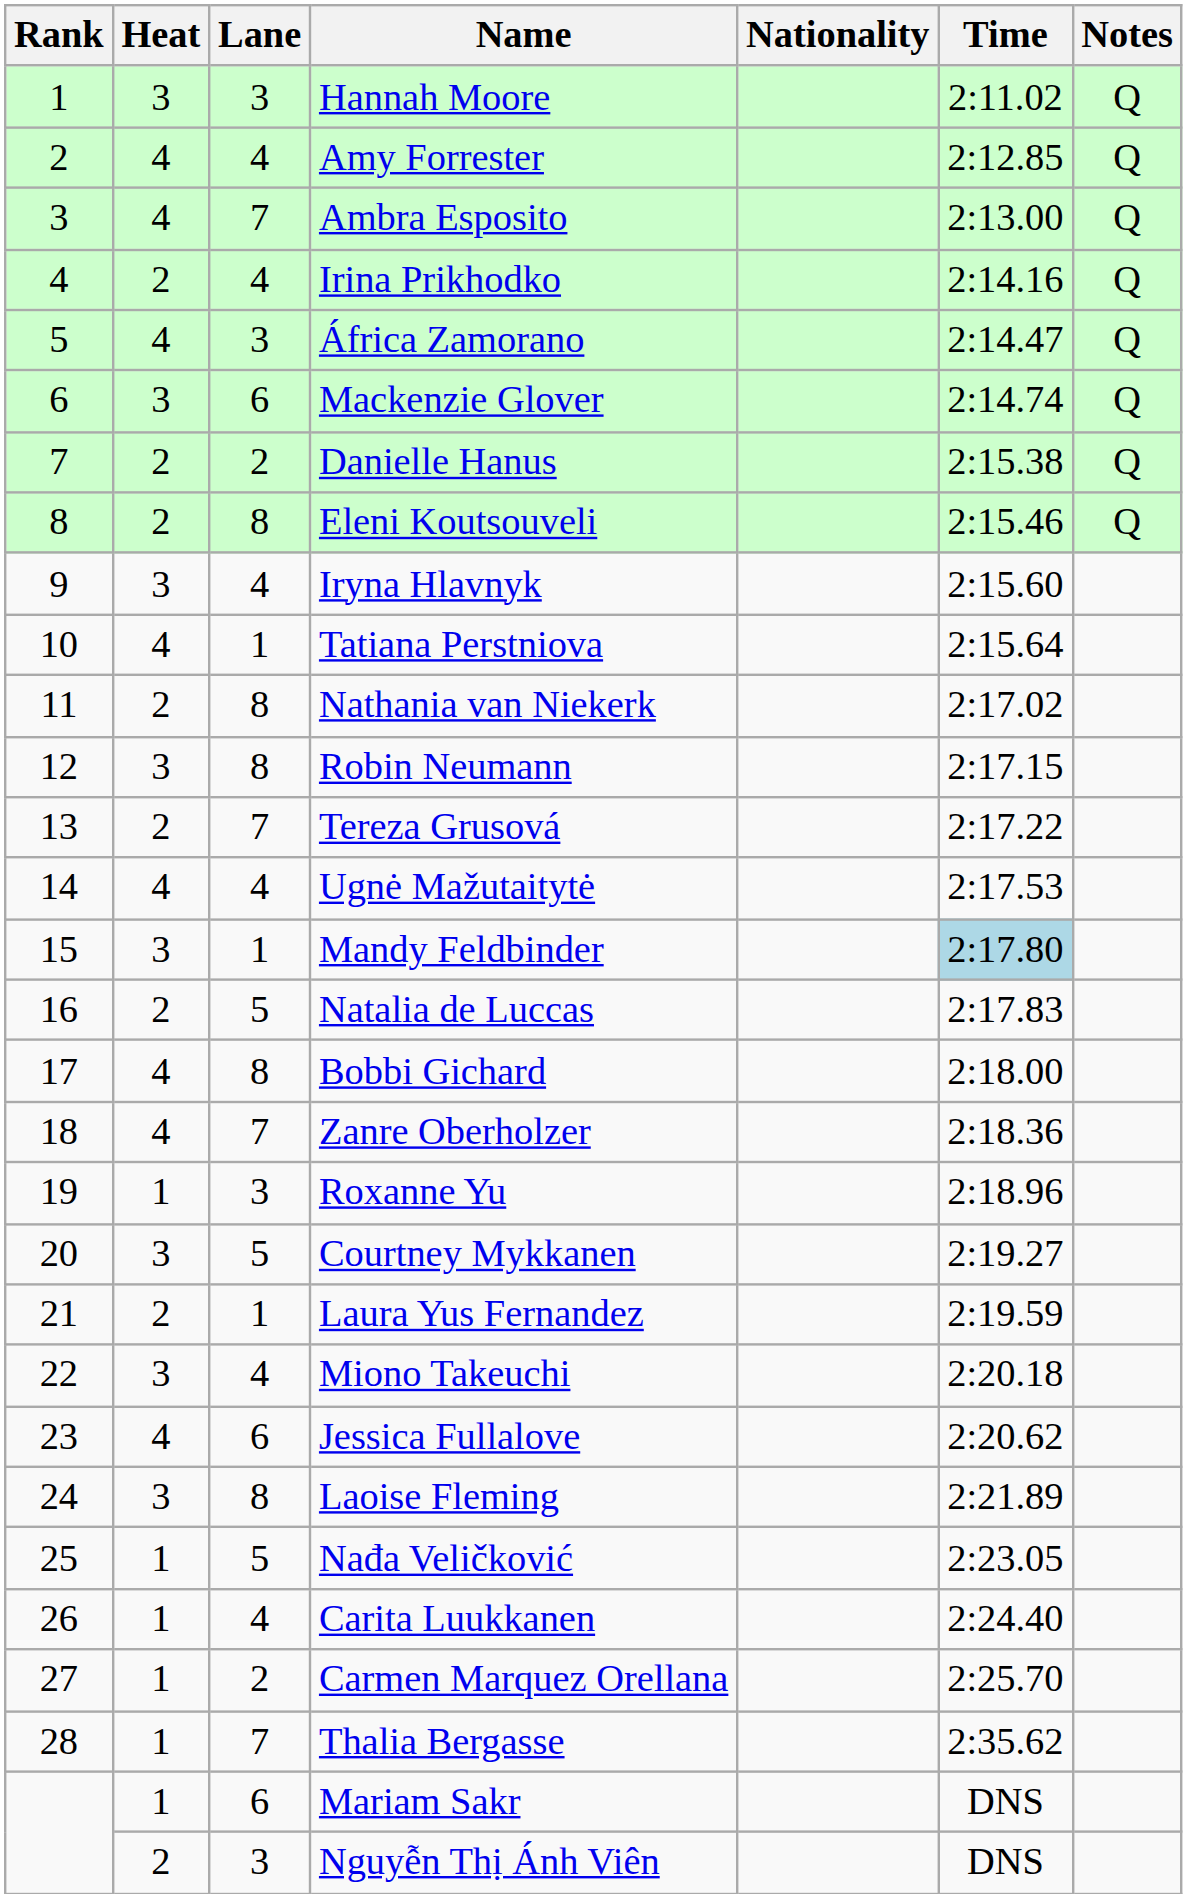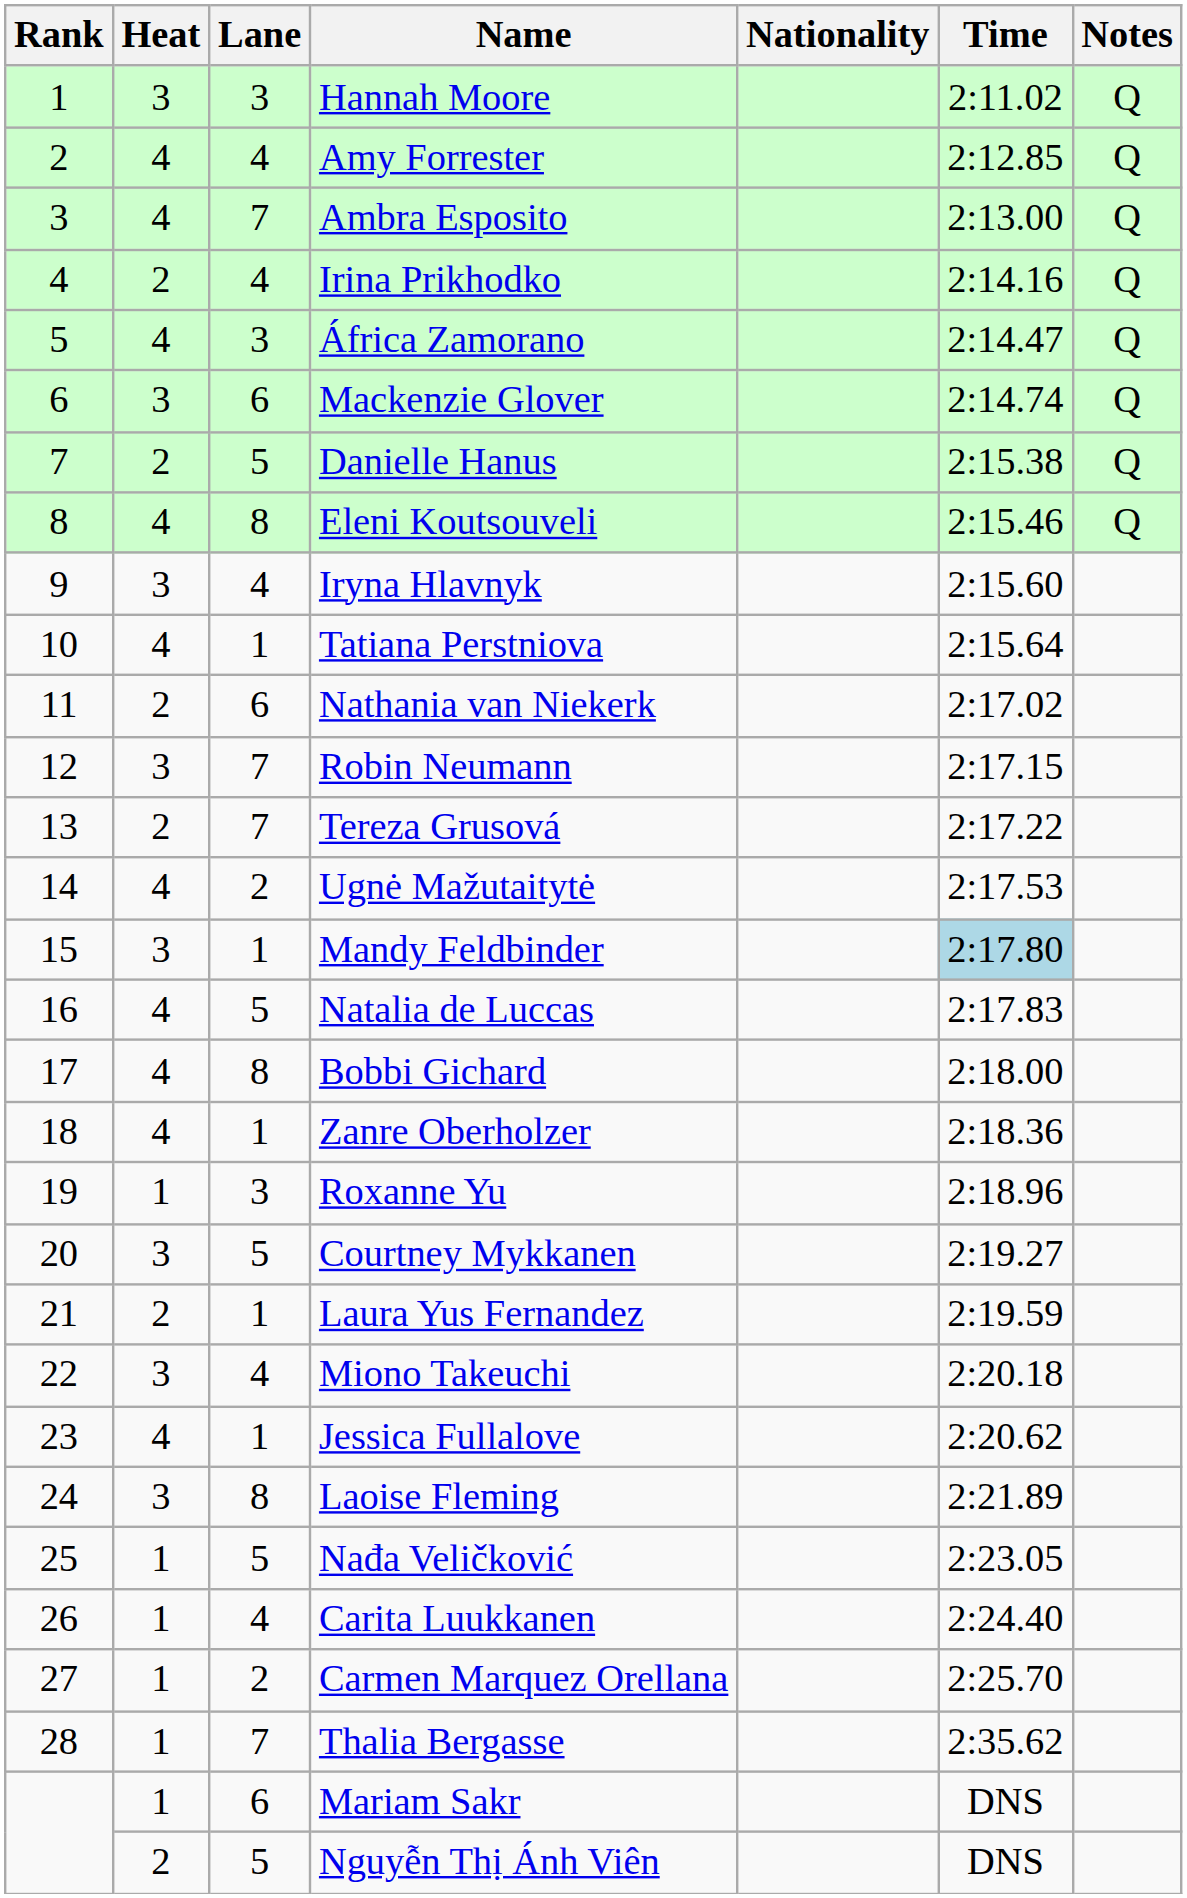(260, 461) 2 -> (260, 461) 5
(161, 522) 2 -> (161, 522) 4
(260, 704) 8 -> (260, 704) 6
(260, 765) 8 -> (260, 765) 7
(260, 887) 4 -> (260, 887) 2
(161, 1009) 2 -> (161, 1009) 4
(260, 1131) 7 -> (260, 1131) 1
(260, 1435) 6 -> (260, 1435) 1
(260, 1861) 3 -> (260, 1861) 5
